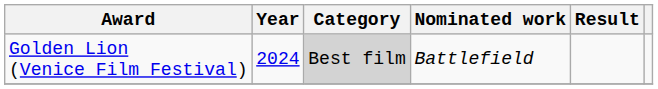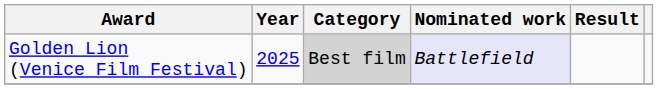(278, 59) 2024 -> (278, 59) 2025
(474, 59) no background -> (474, 59) lavender background
